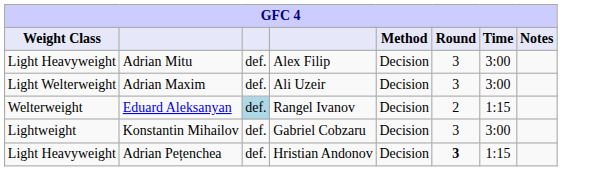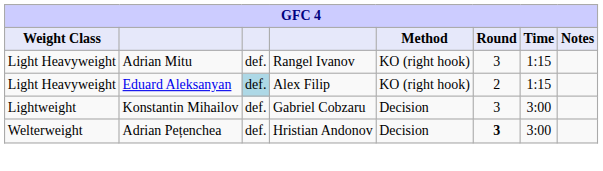(302, 61) Alex Filip -> (314, 61) Rangel Ivanov
(404, 61) Decision -> (425, 61) KO (right hook)
(498, 61) 3:00 -> (539, 61) 1:15
- row: (164, 84)
(45, 107) Welterweight -> (62, 84) Light Heavyweight
(314, 107) Rangel Ivanov -> (302, 84) Alex Filip
(404, 107) Decision -> (425, 84) KO (right hook)
(62, 153) Light Heavyweight -> (45, 130) Welterweight
(498, 153) 1:15 -> (539, 130) 3:00
